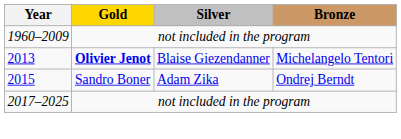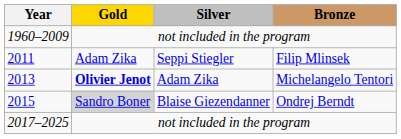+ row: (21, 58)
(213, 58) Blaise Giezendanner -> (188, 79) Adam Zika
(113, 79) no background -> (113, 101) lightgrey background
(188, 79) Adam Zika -> (213, 101) Blaise Giezendanner
